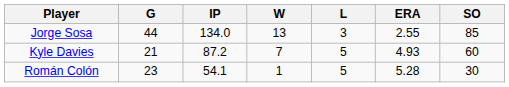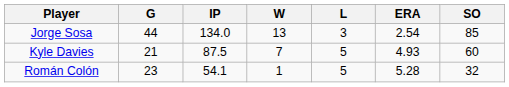(408, 33) 2.55 -> (408, 33) 2.54
(215, 52) 87.2 -> (215, 52) 87.5
(472, 71) 30 -> (472, 71) 32
